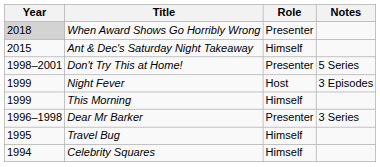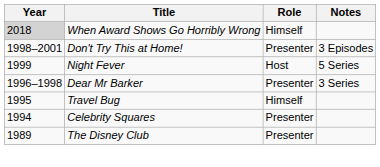(290, 30) Presenter -> (284, 30) Himself
- row: (160, 48)
(339, 65) 5 Series -> (346, 48) 3 Episodes
(346, 83) 3 Episodes -> (339, 65) 5 Series
- row: (99, 100)
(284, 153) Himself -> (290, 118) Presenter
+ row: (108, 135)
